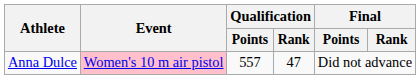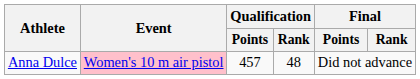(250, 62) 557 -> (250, 62) 457
(294, 62) 47 -> (294, 62) 48
